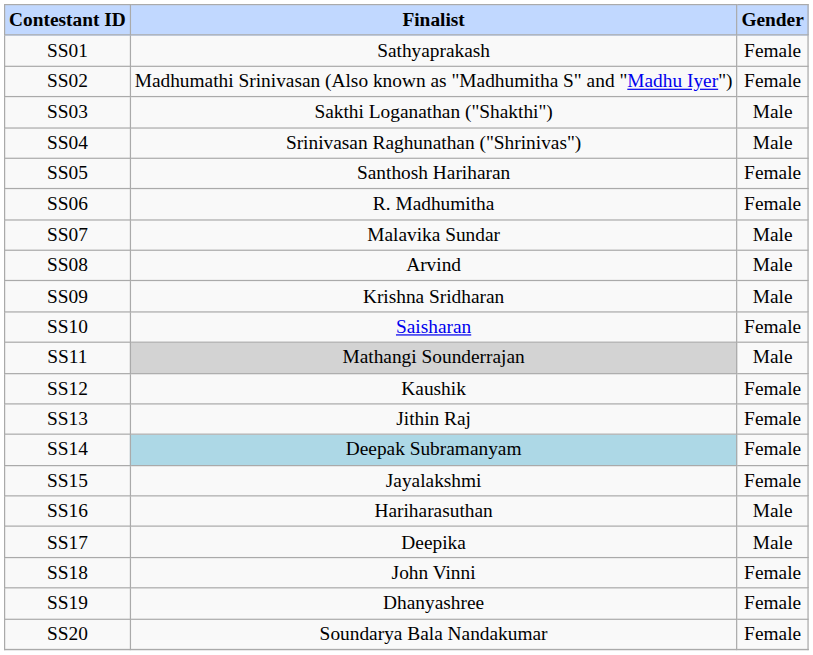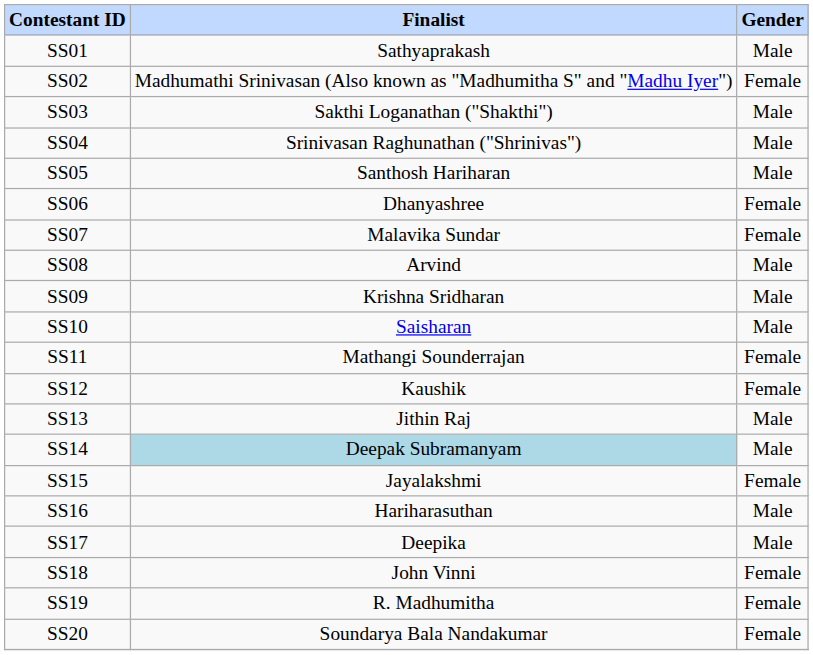(773, 50) Female -> (773, 50) Male
(773, 173) Female -> (773, 173) Male
(434, 204) R. Madhumitha -> (434, 204) Dhanyashree
(773, 234) Male -> (773, 234) Female
(773, 326) Female -> (773, 326) Male
(434, 357) lightgrey background -> (434, 357) no background
(773, 357) Male -> (773, 357) Female
(773, 419) Female -> (773, 419) Male
(773, 449) Female -> (773, 449) Male
(434, 603) Dhanyashree -> (434, 603) R. Madhumitha
